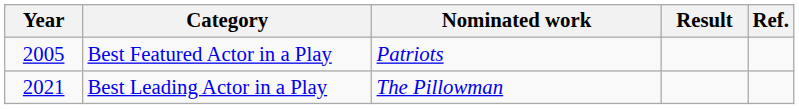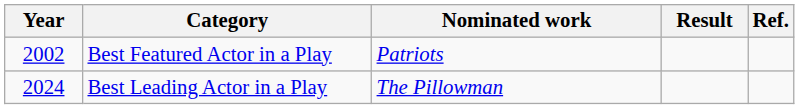(44, 53) 2005 -> (44, 53) 2002
(44, 86) 2021 -> (44, 86) 2024
